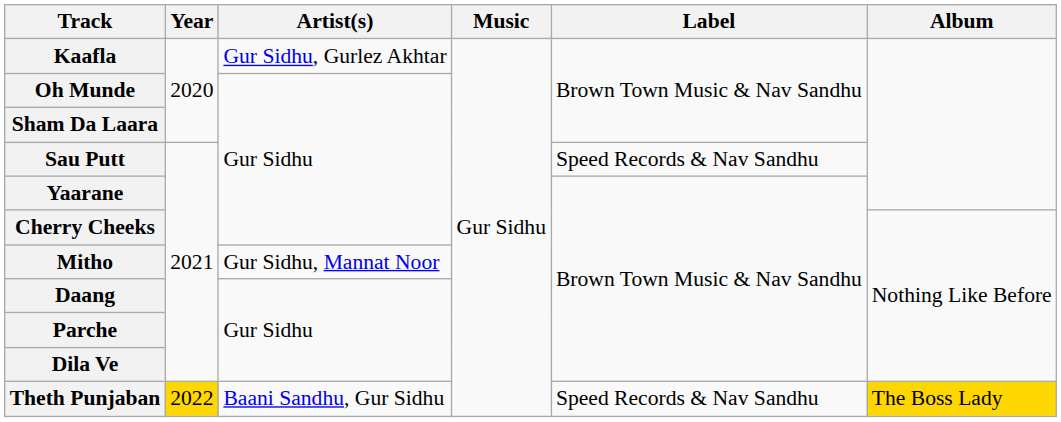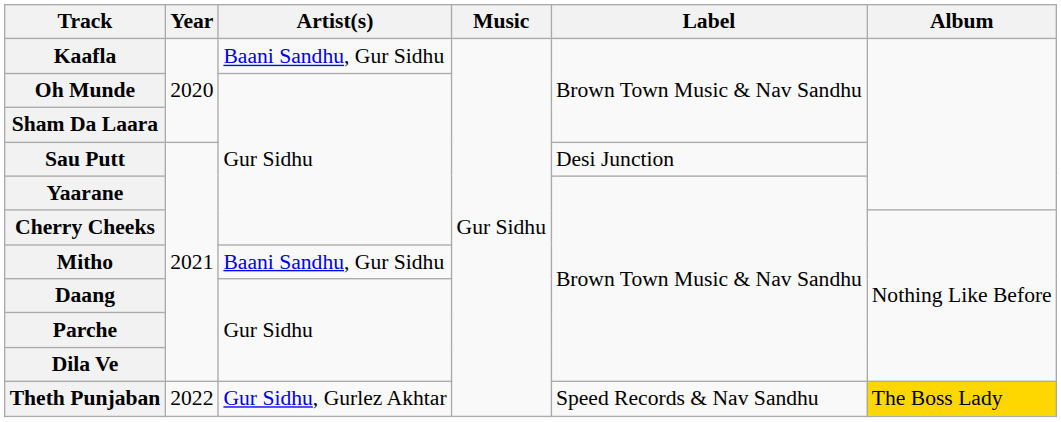(335, 55) Gur Sidhu, Gurlez Akhtar -> (334, 55) Baani Sandhu, Gur Sidhu
(687, 158) Speed Records & Nav Sandhu -> (615, 158) Desi Junction
(331, 261) Gur Sidhu, Mannat Noor -> (334, 261) Baani Sandhu, Gur Sidhu
(192, 398) gold background -> (192, 398) no background
(334, 398) Baani Sandhu, Gur Sidhu -> (335, 398) Gur Sidhu, Gurlez Akhtar
